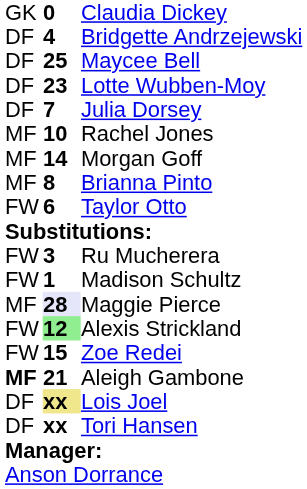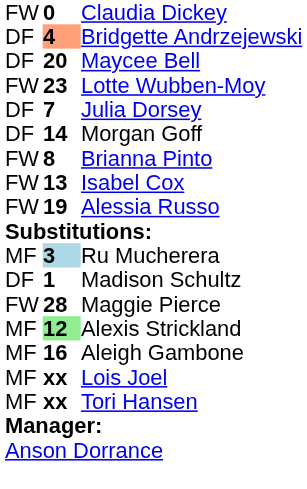(21, 12) GK -> (22, 12) FW
(49, 36) no background -> (49, 36) lightsalmon background
(55, 61) 25 -> (55, 61) 20
(20, 85) DF -> (22, 85) FW
- row: (147, 134)
(21, 158) MF -> (20, 134) DF
(21, 182) MF -> (22, 158) FW
+ row: (133, 182)
- row: (134, 207)
+ row: (150, 207)
(22, 255) FW -> (21, 255) MF
(49, 255) no background -> (49, 255) lightblue background
(22, 280) FW -> (20, 280) DF
(21, 304) MF -> (22, 304) FW
(55, 304) lavender background -> (55, 304) no background
(22, 328) FW -> (21, 328) MF
- row: (131, 353)
(21, 377) bold -> (21, 353) normal
(55, 377) 21 -> (55, 353) 16
(20, 401) DF -> (21, 377) MF
(55, 401) khaki background -> (55, 377) no background
(20, 426) DF -> (21, 401) MF
